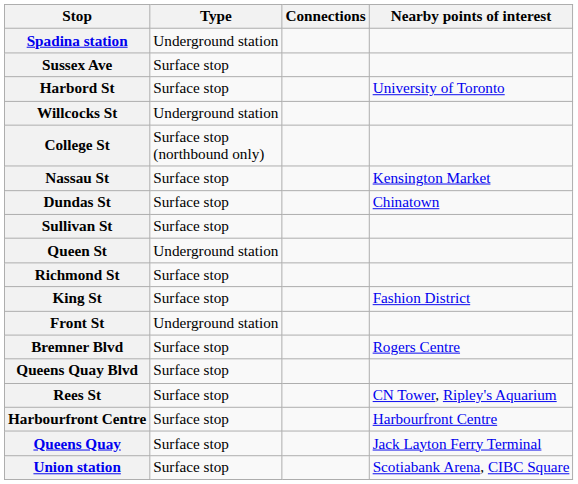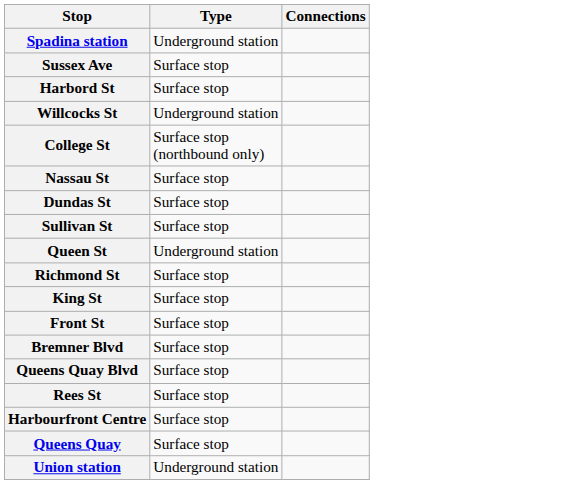- column: (471, 16)
(216, 322) Underground station -> (191, 322) Surface stop
(191, 467) Surface stop -> (216, 467) Underground station
